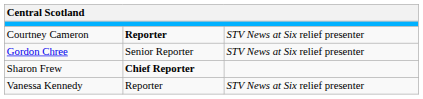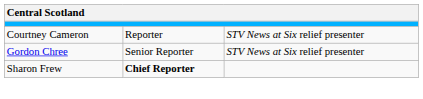(146, 34) bold -> (144, 34) normal
- row: (45, 85)
